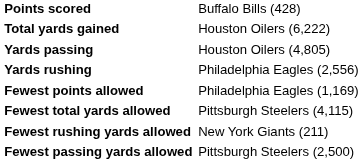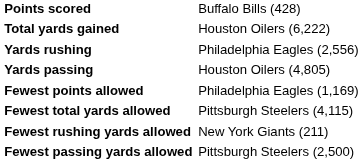rows swapped: (48, 70) <-> (49, 49)
